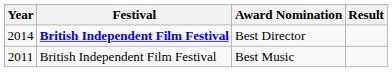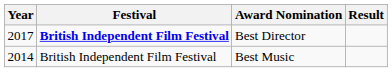(21, 35) 2014 -> (21, 35) 2017
(21, 56) 2011 -> (21, 56) 2014
